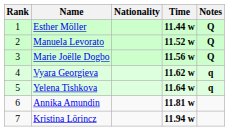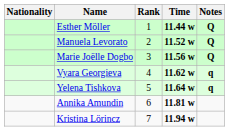columns swapped: (18, 12) <-> (137, 12)
